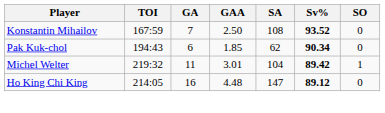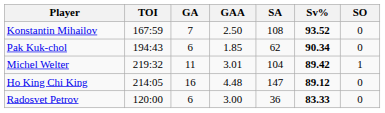+ row: (43, 99)
